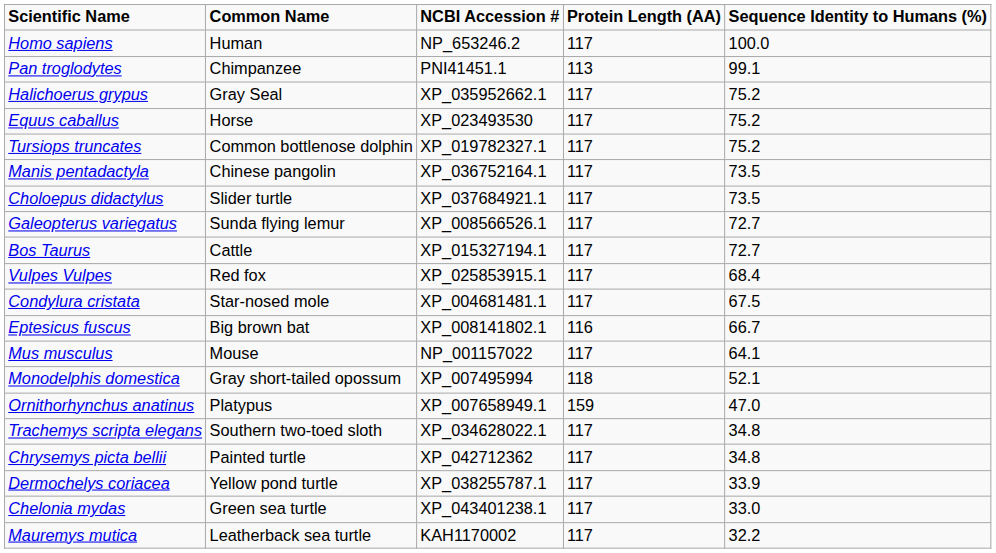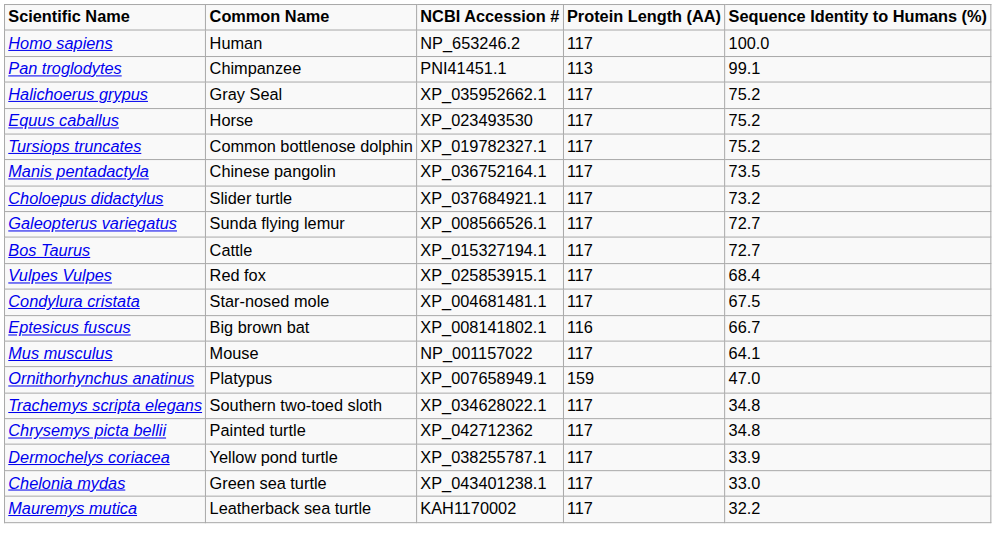(744, 198) 73.5 -> (744, 198) 73.2
- row: (94, 379)
